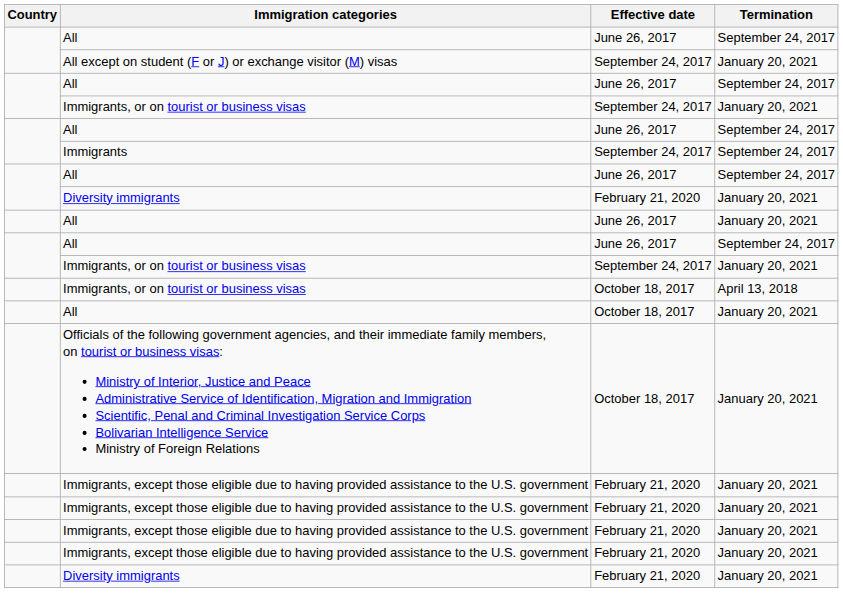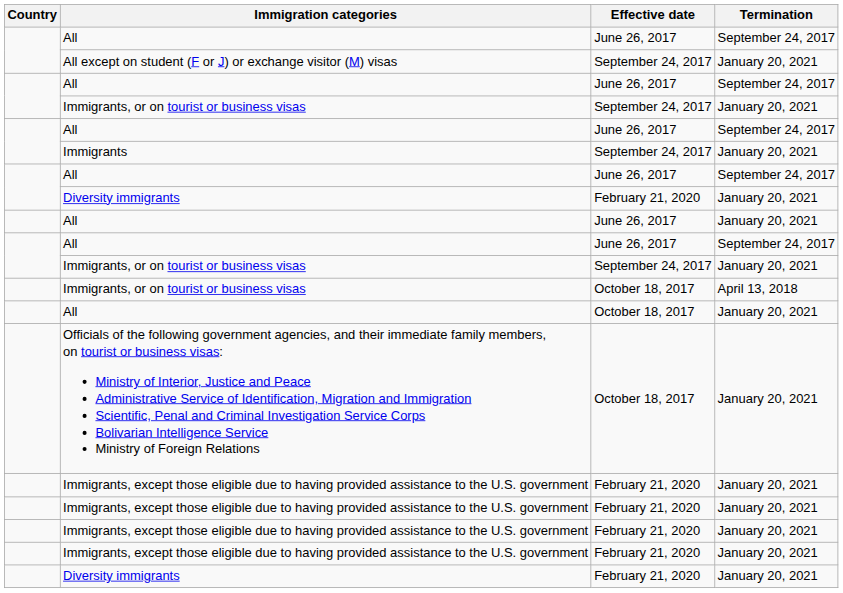(776, 152) September 24, 2017 -> (768, 152) January 20, 2021
